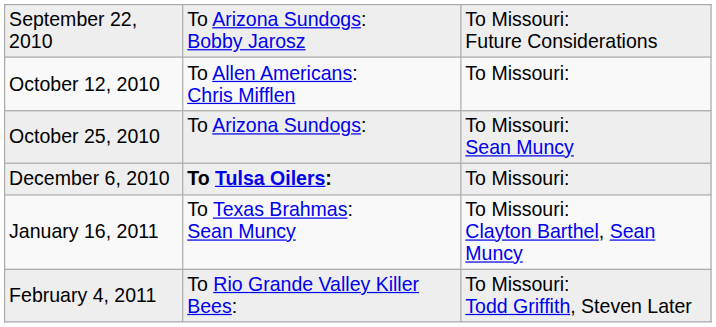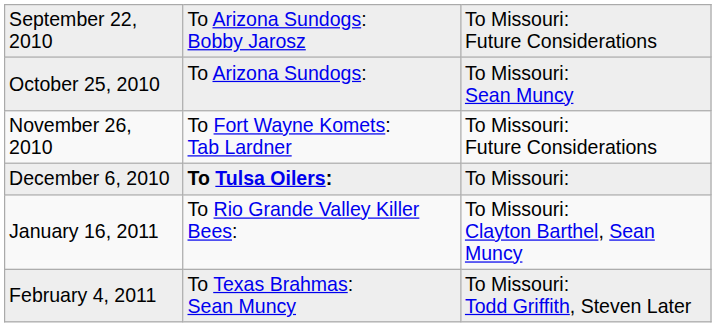- row: (85, 83)
+ row: (70, 136)
(270, 220) To Texas Brahmas: Sean Muncy -> (303, 220) To Rio Grande Valley Killer Bees:
(303, 295) To Rio Grande Valley Killer Bees: -> (270, 295) To Texas Brahmas: Sean Muncy
